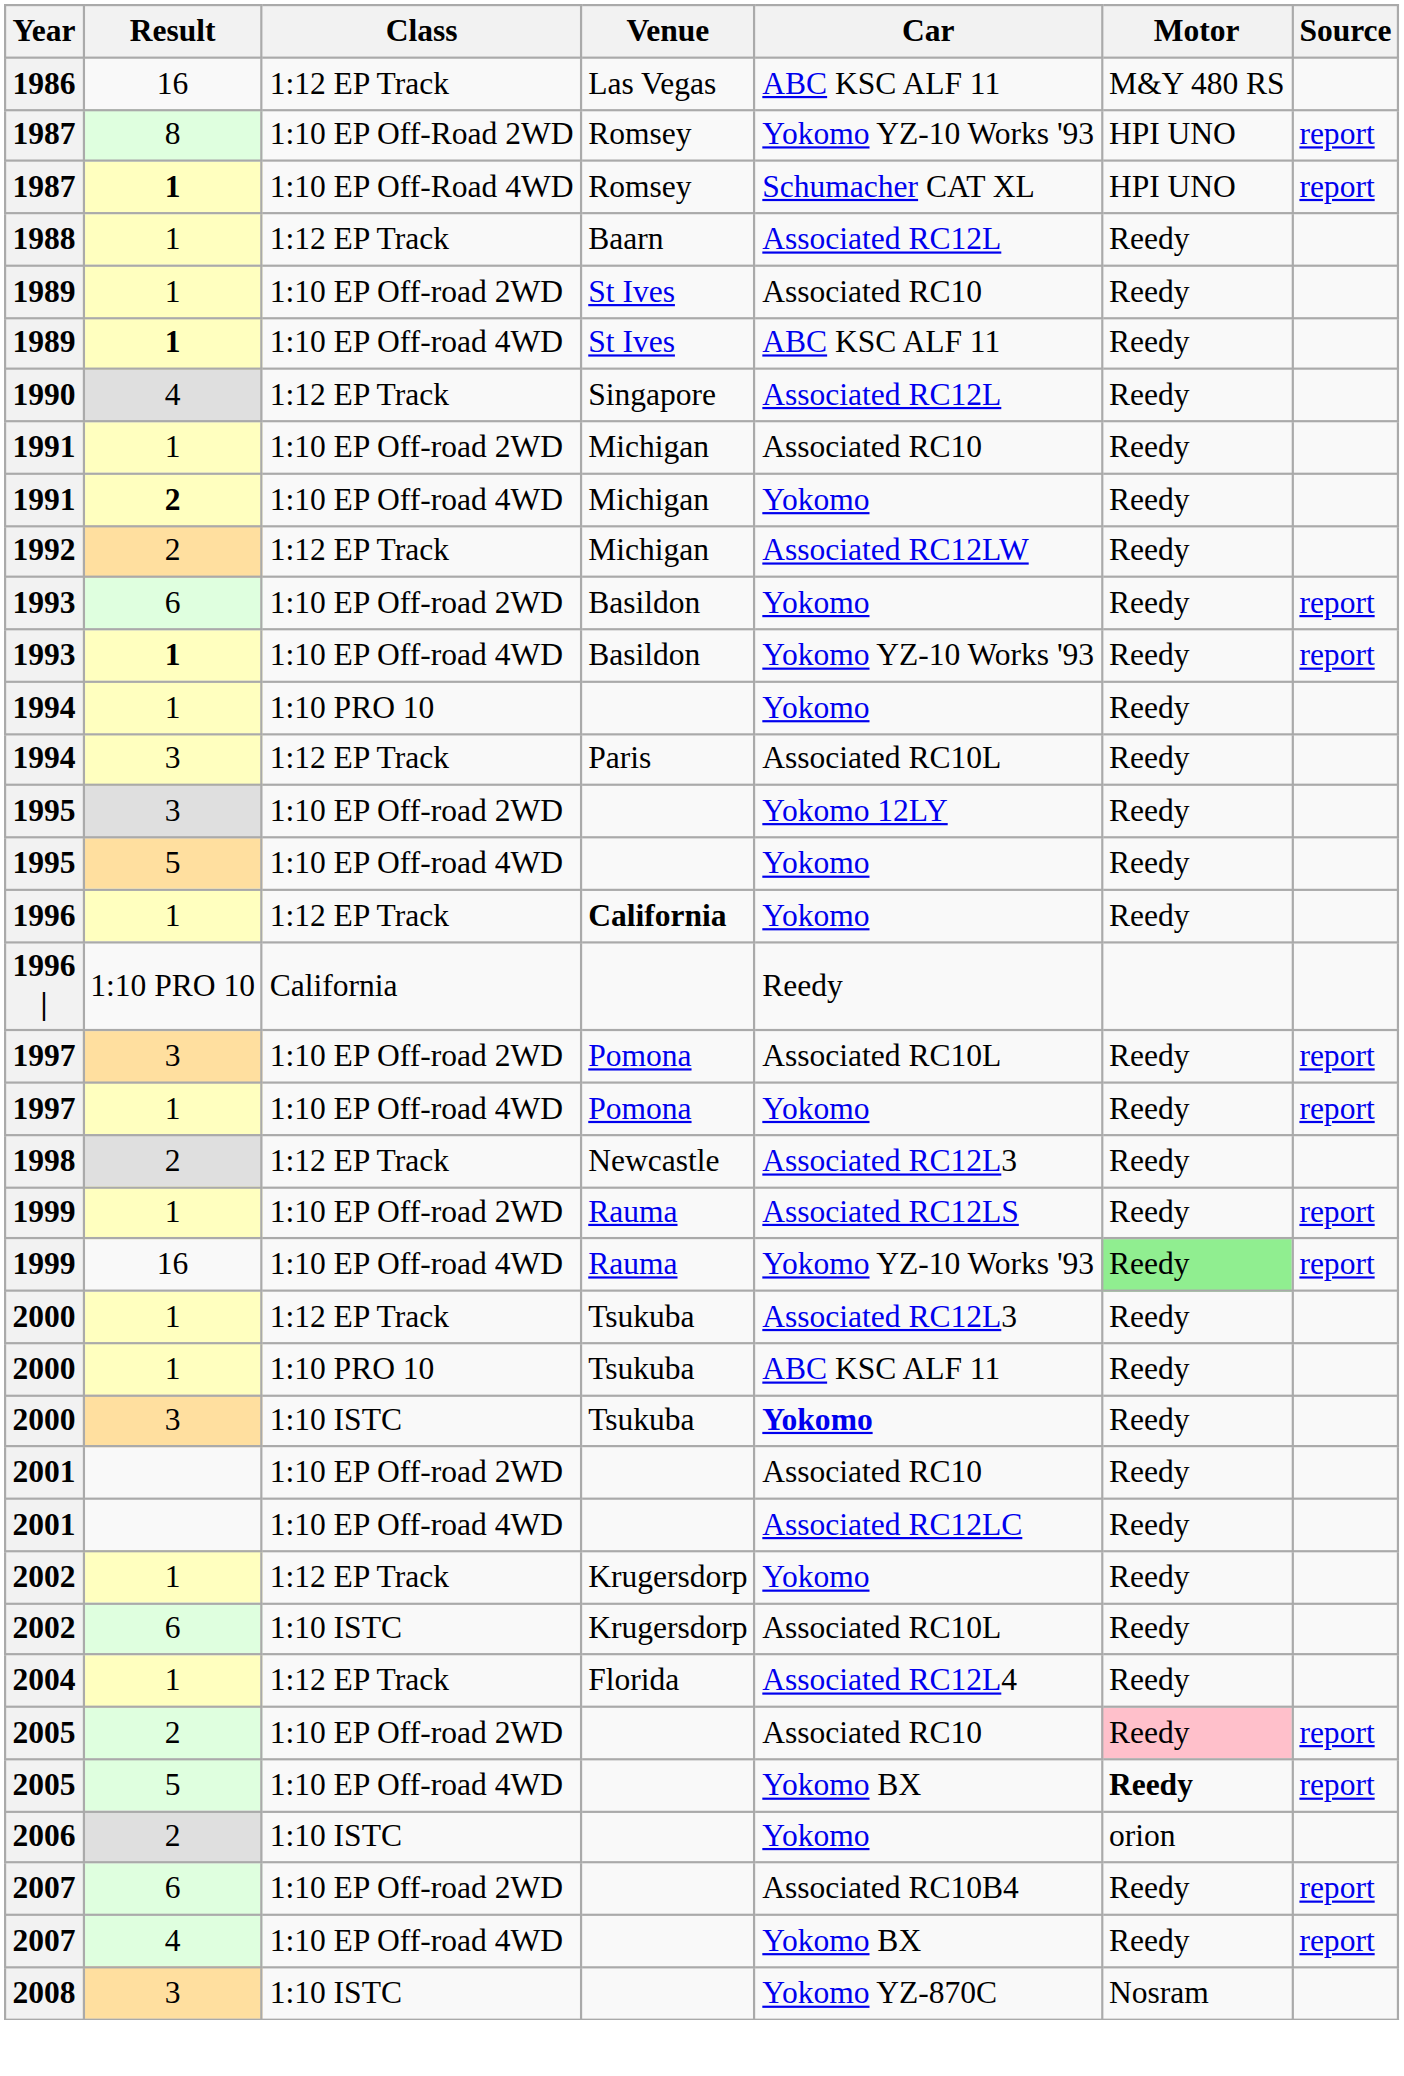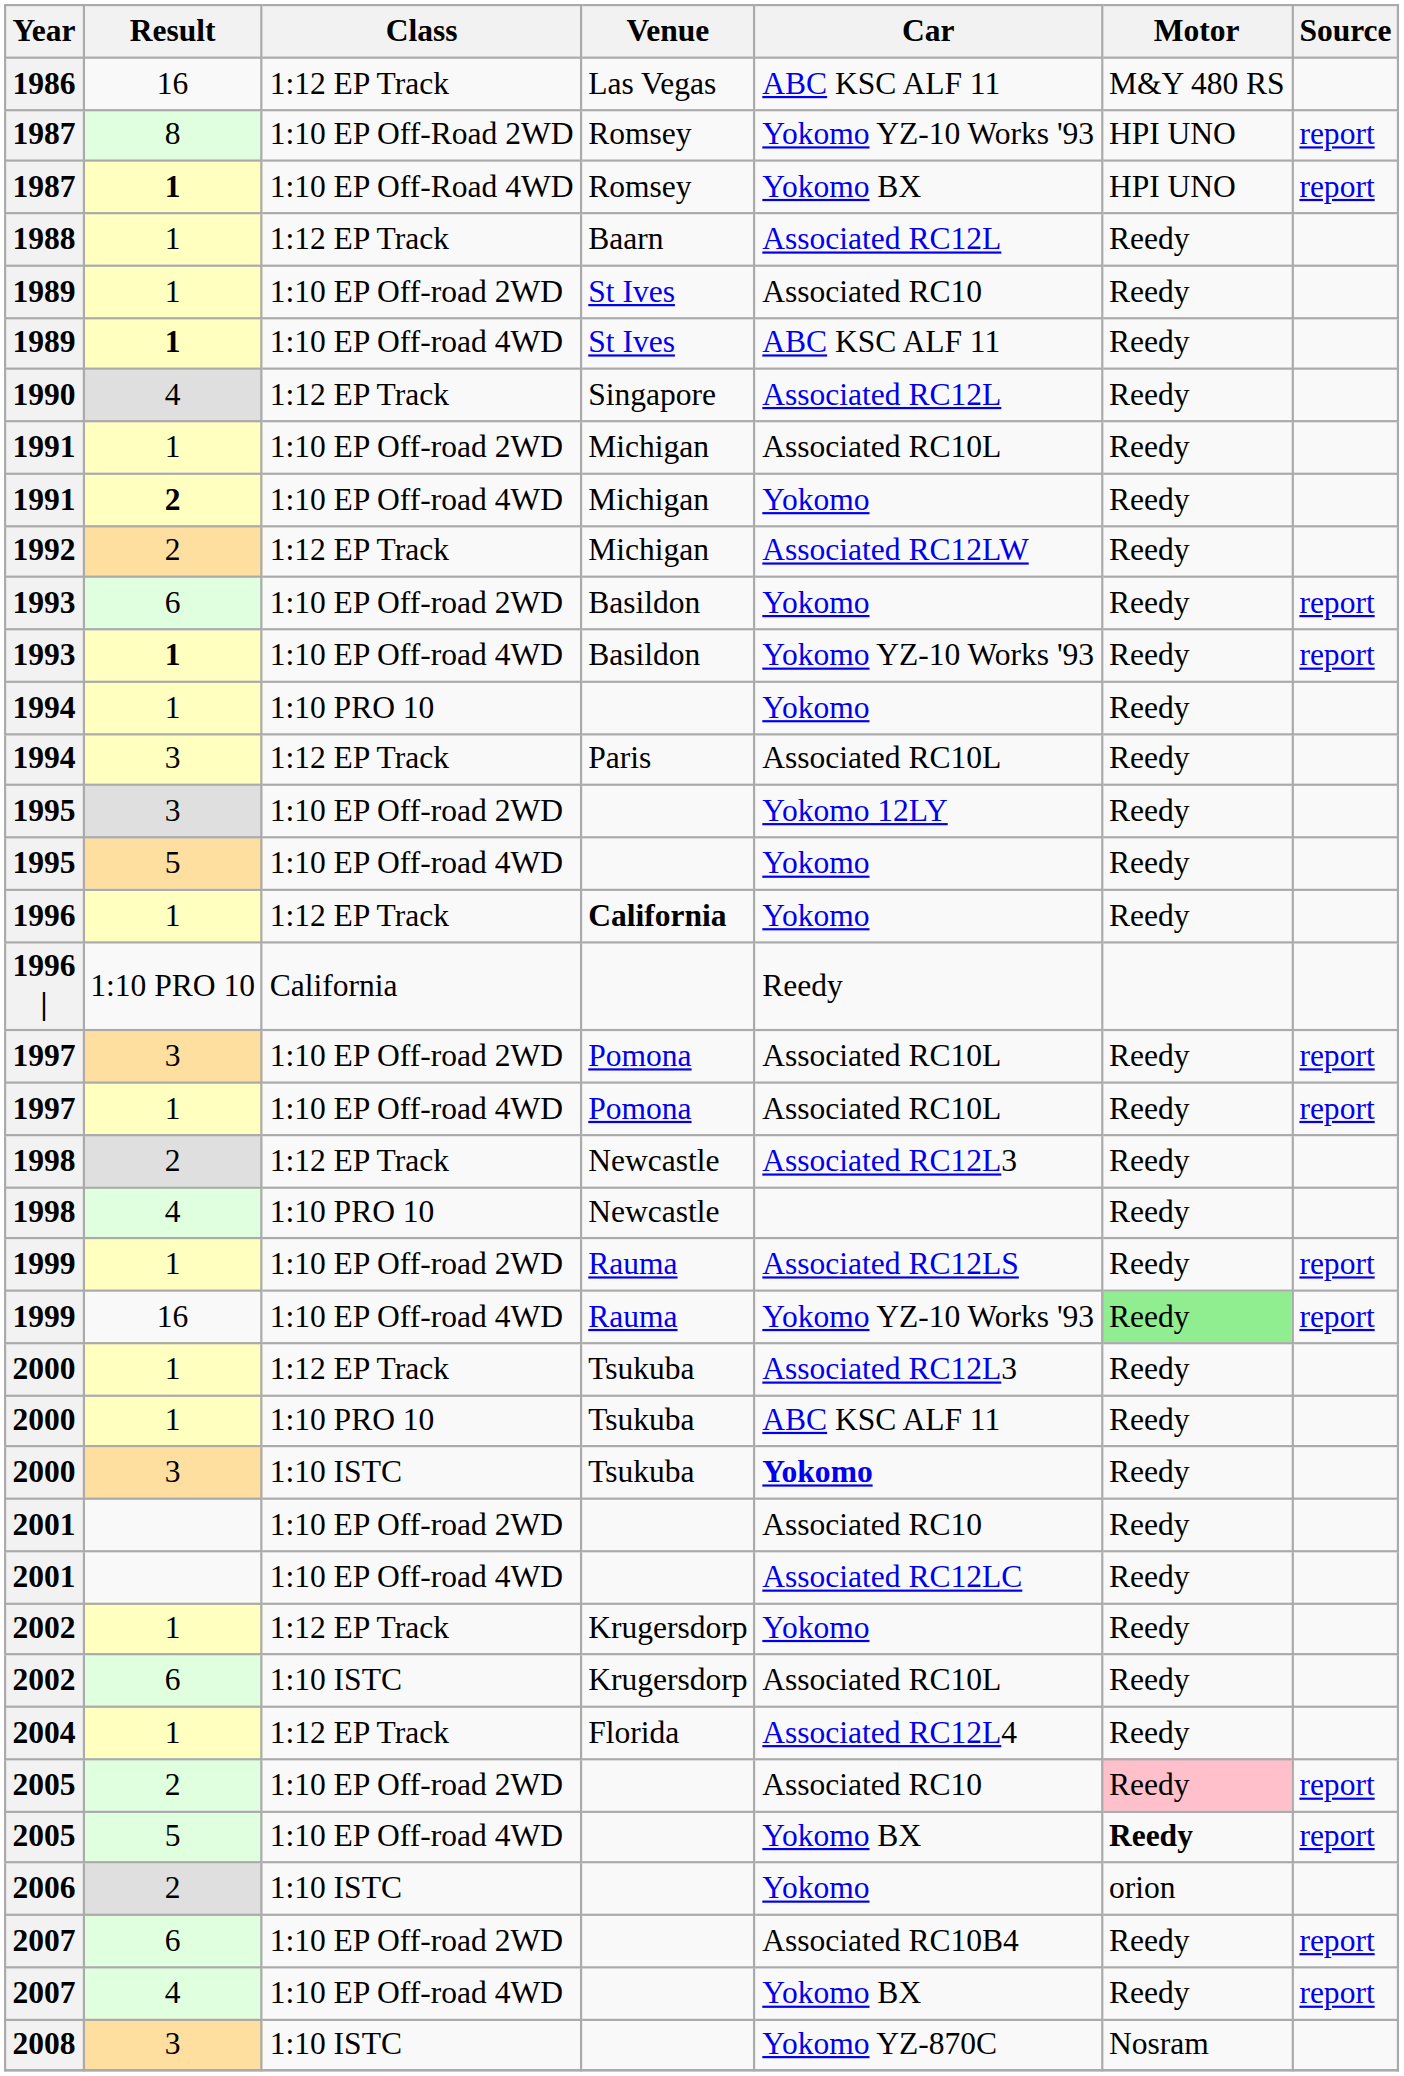(899, 186) Schumacher CAT XL -> (842, 186) Yokomo BX
(872, 446) Associated RC10 -> (882, 446) Associated RC10L
(816, 1108) Yokomo -> (882, 1108) Associated RC10L
+ row: (44, 1212)
